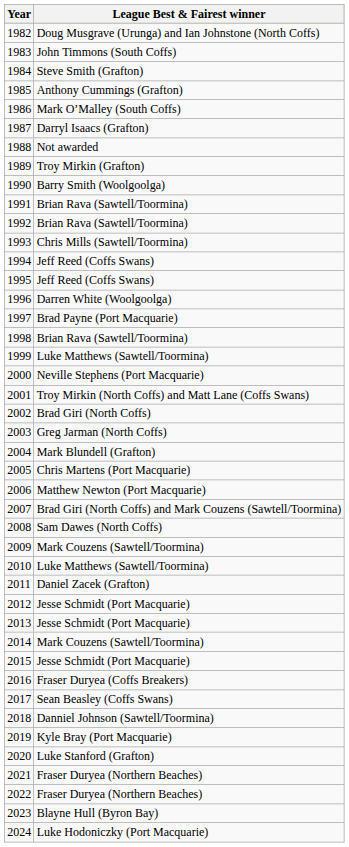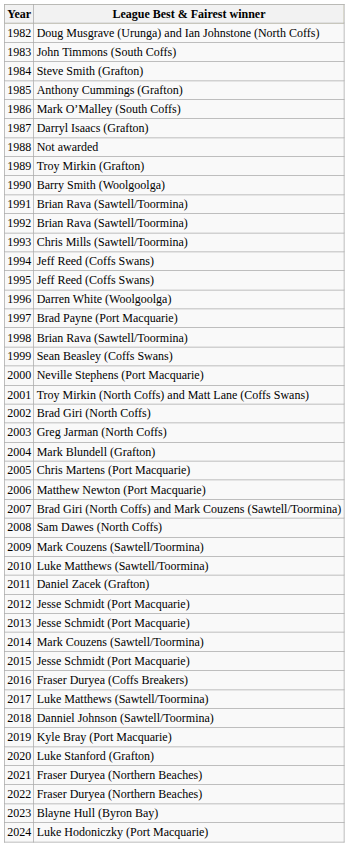(123, 356) Luke Matthews (Sawtell/Toormina) -> (105, 356) Sean Beasley (Coffs Swans)
(105, 699) Sean Beasley (Coffs Swans) -> (123, 699) Luke Matthews (Sawtell/Toormina)
